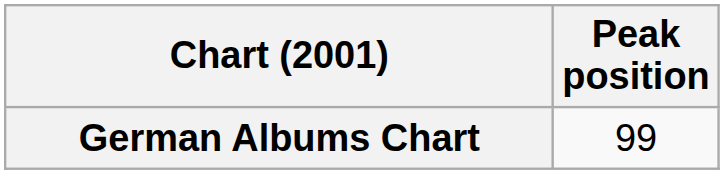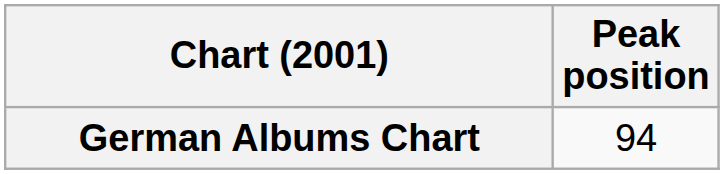(636, 137) 99 -> (636, 137) 94
